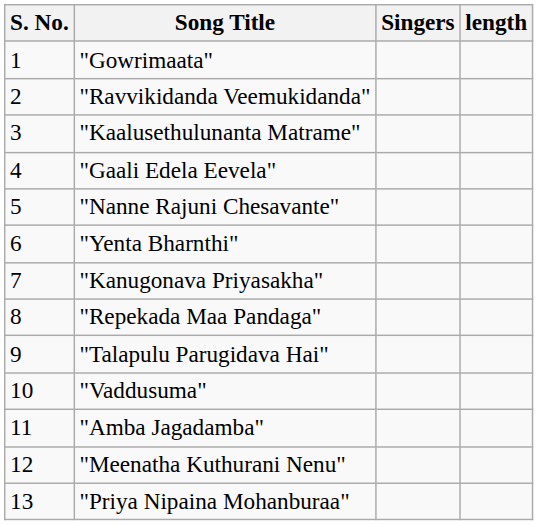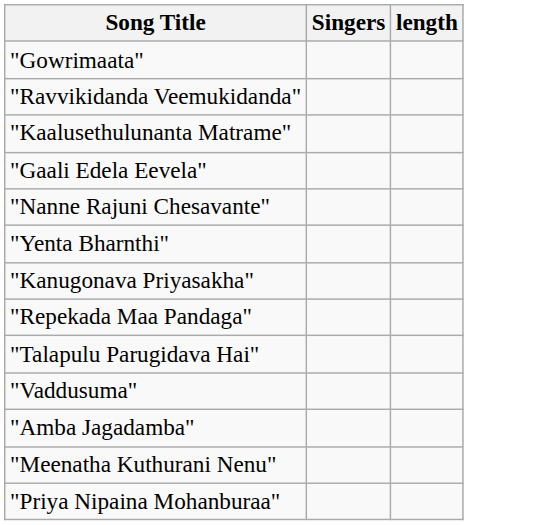- column: (39, 22)
